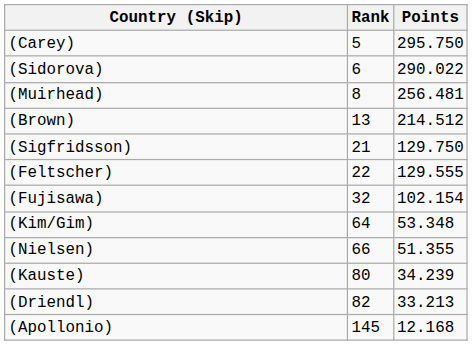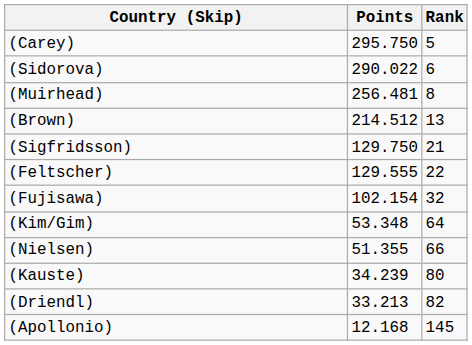columns swapped: (370, 18) <-> (430, 18)
